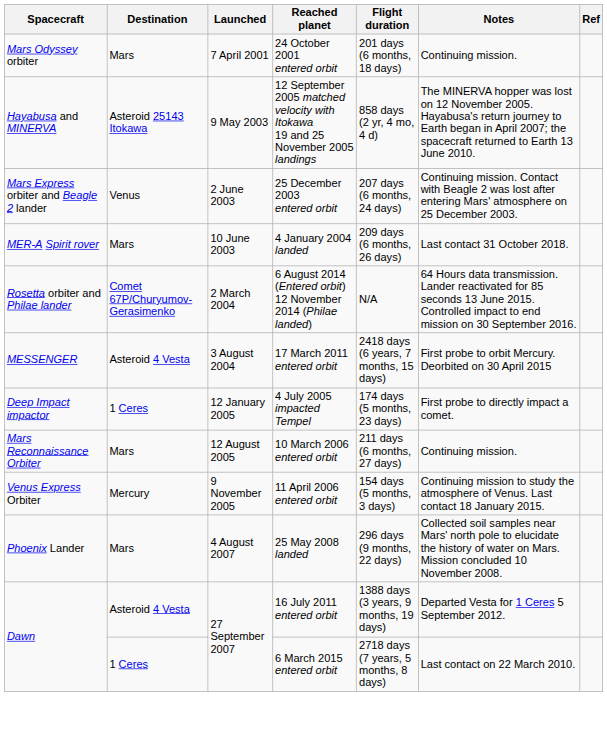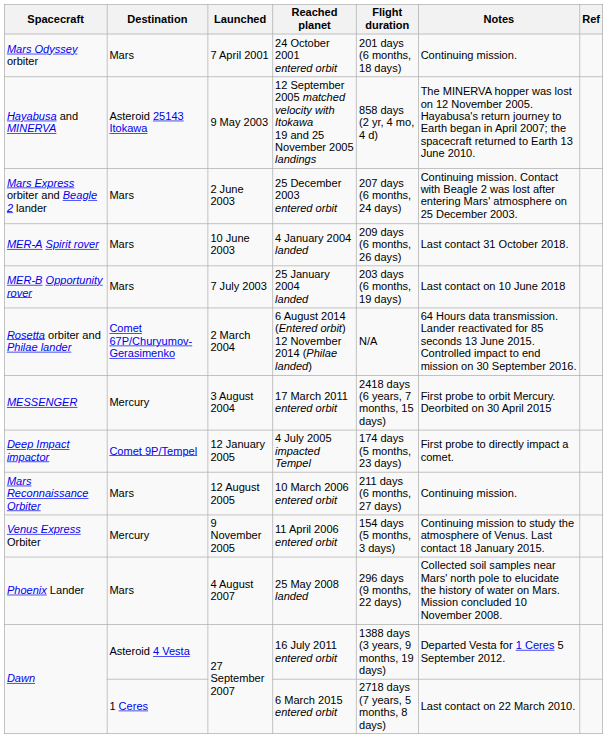(125, 196) Venus -> (122, 196) Mars
+ row: (302, 287)
(150, 360) Asteroid 4 Vesta -> (129, 402) Mercury
(129, 409) 1 Ceres -> (153, 451) Comet 9P/Tempel
